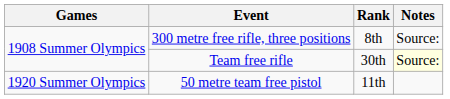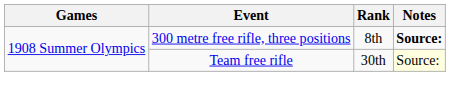(418, 37) normal -> (419, 37) bold
- row: (251, 82)
